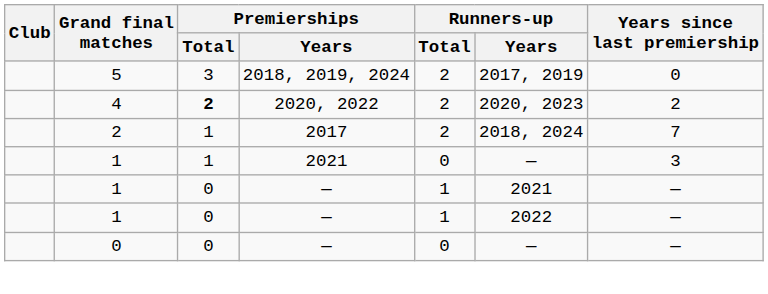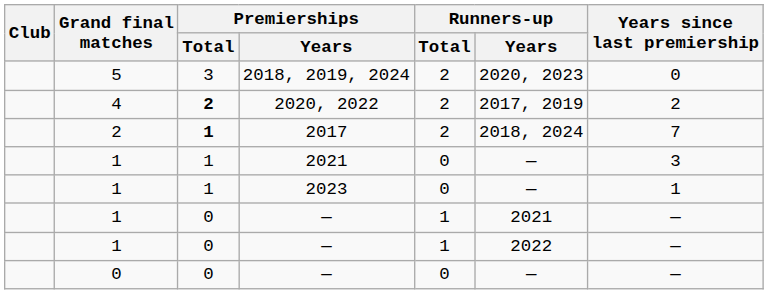(531, 76) 2017, 2019 -> (531, 76) 2020, 2023
(531, 104) 2020, 2023 -> (531, 104) 2017, 2019
(208, 132) normal -> (208, 132) bold
+ row: (116, 189)
